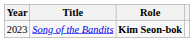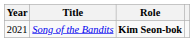(17, 29) 2023 -> (17, 29) 2021
